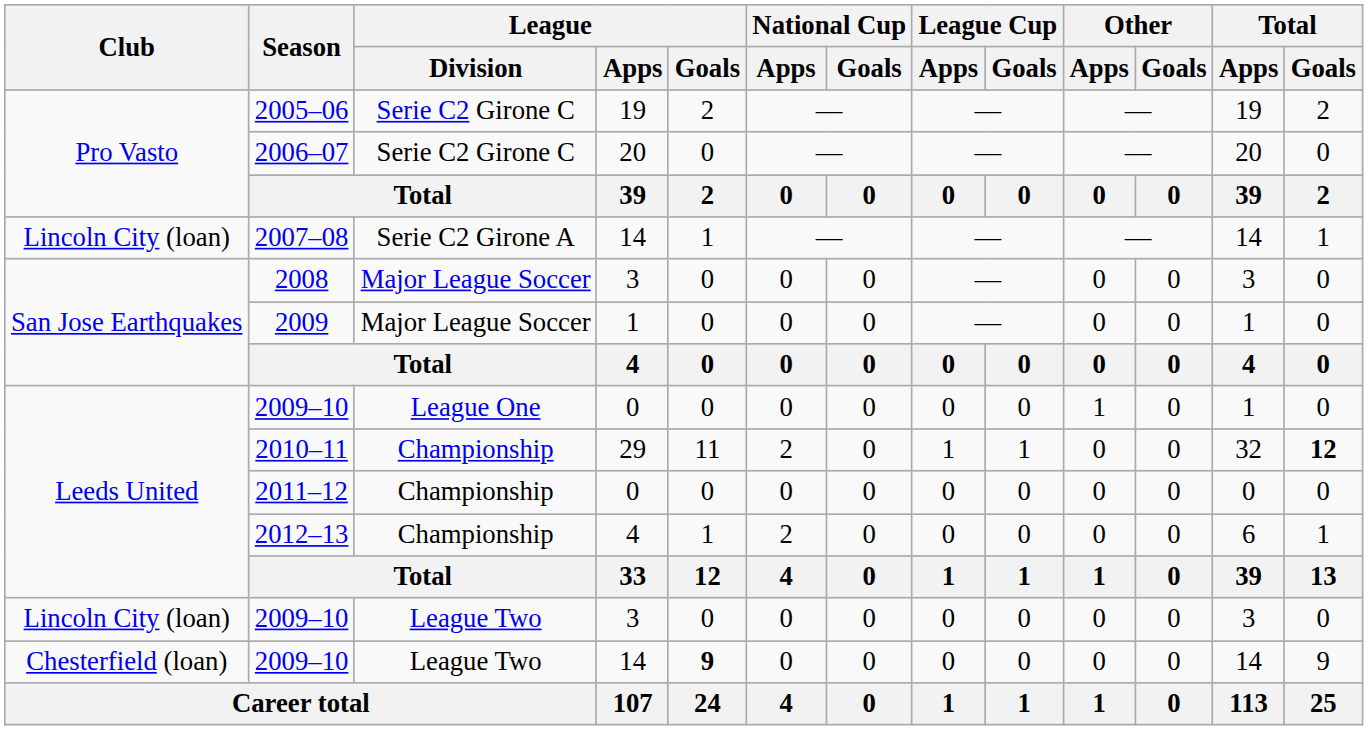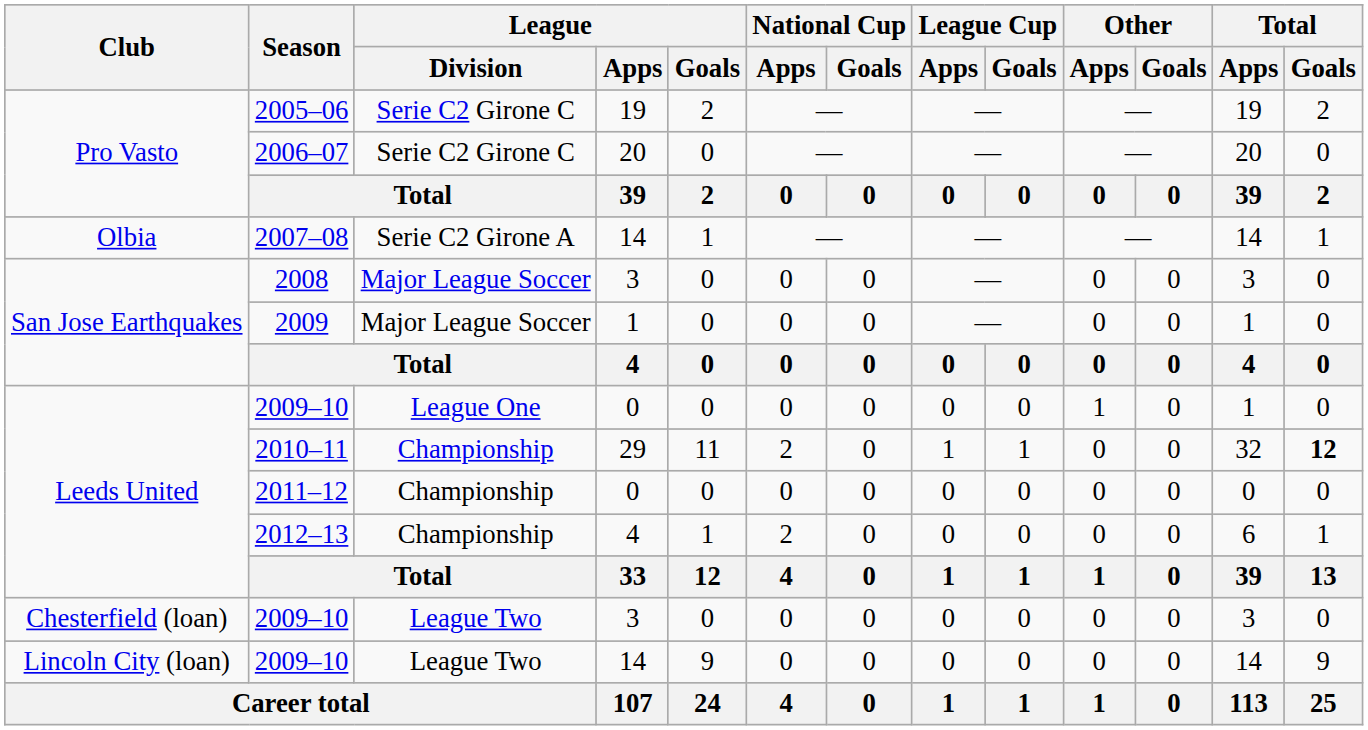(127, 237) Lincoln City (loan) -> (127, 237) Olbia
(127, 618) Lincoln City (loan) -> (127, 618) Chesterfield (loan)
(127, 661) Chesterfield (loan) -> (127, 661) Lincoln City (loan)
(707, 661) bold -> (707, 661) normal
